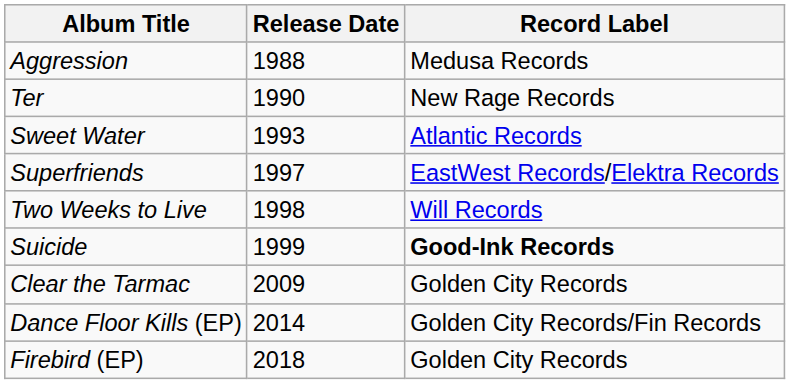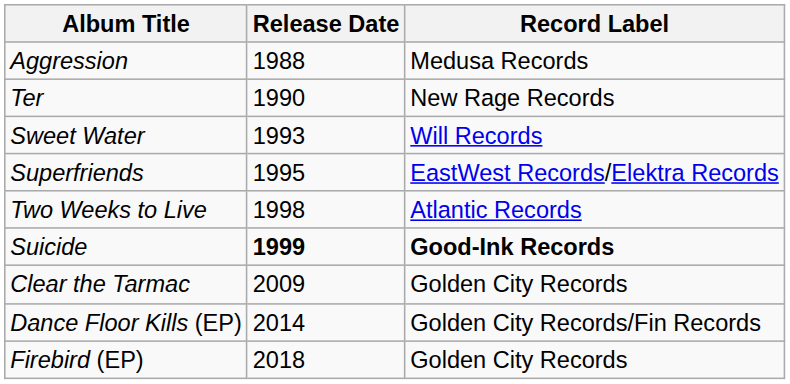(496, 136) Atlantic Records -> (476, 136) Will Records
(279, 173) 1997 -> (279, 173) 1995
(476, 210) Will Records -> (496, 210) Atlantic Records
(279, 247) normal -> (279, 247) bold
